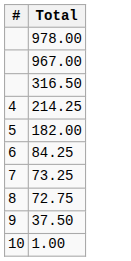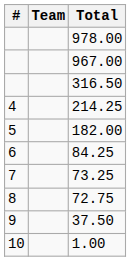+ column: (48, 16)
